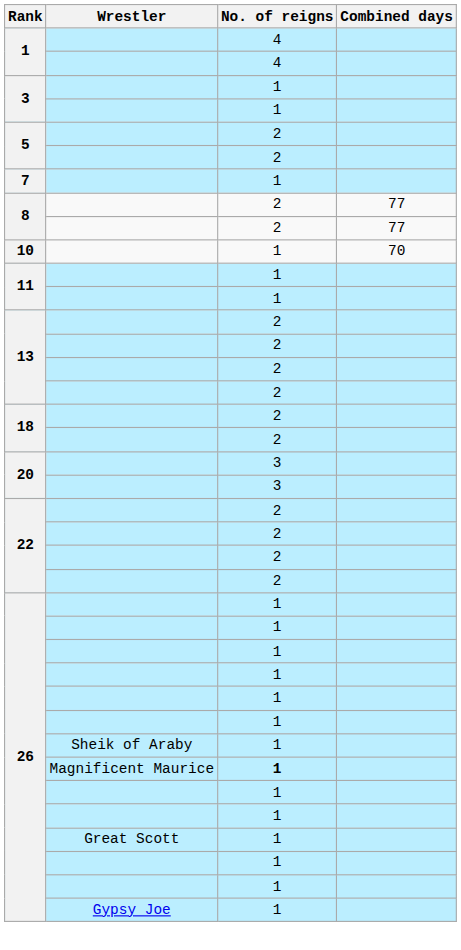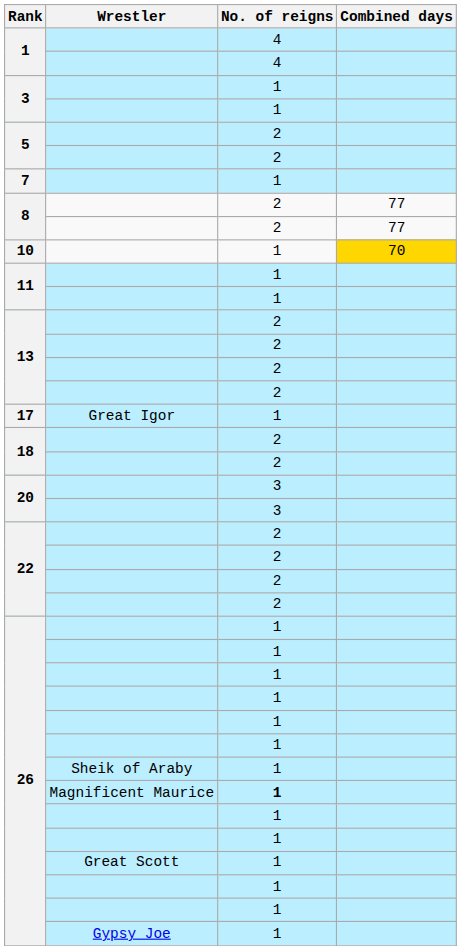(397, 251) no background -> (397, 251) gold background
+ row: (25, 416)
